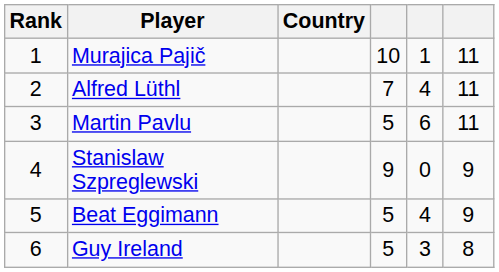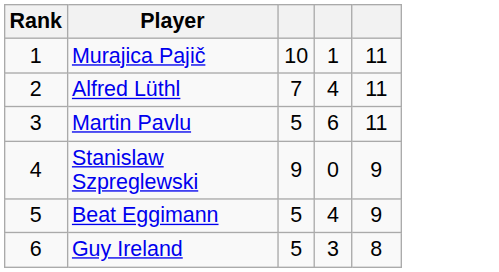- column: (324, 21)
